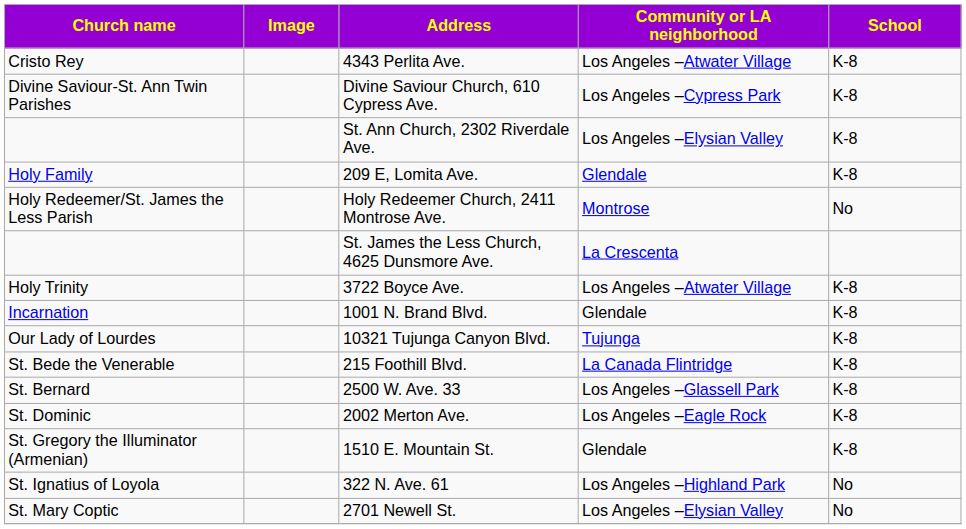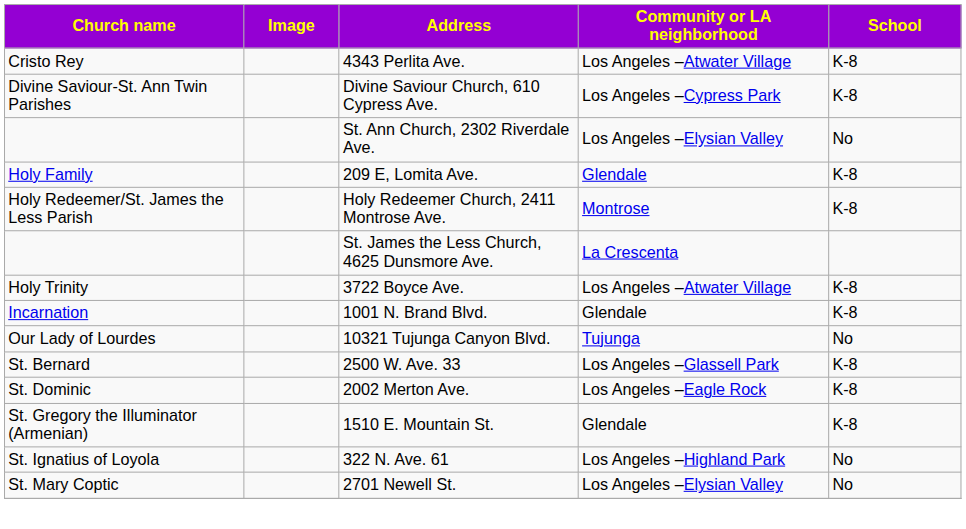(845, 139) K-8 -> (843, 139) No
(843, 209) No -> (845, 209) K-8
(845, 338) K-8 -> (843, 338) No
- row: (405, 364)
